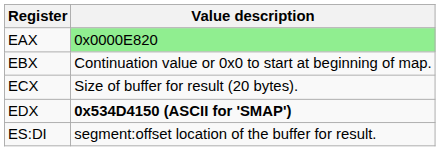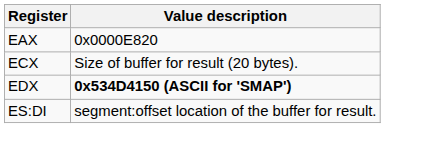(116, 39) lightgreen background -> (116, 39) no background
- row: (23, 63)
